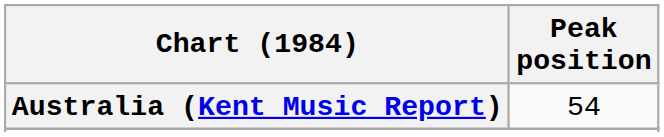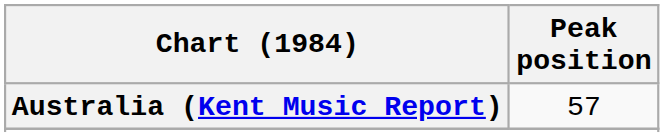(584, 107) 54 -> (584, 107) 57
